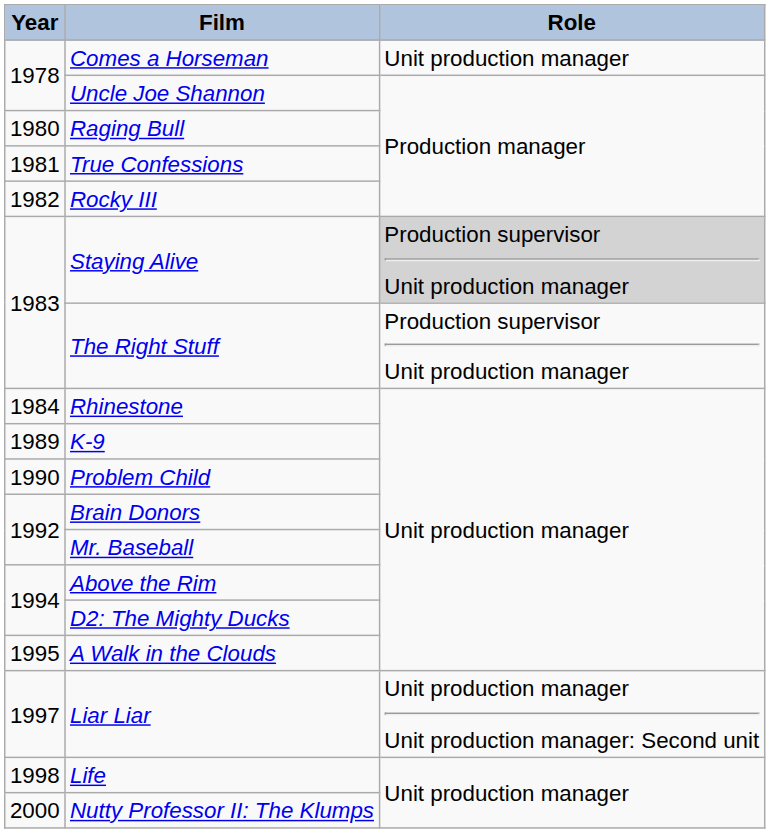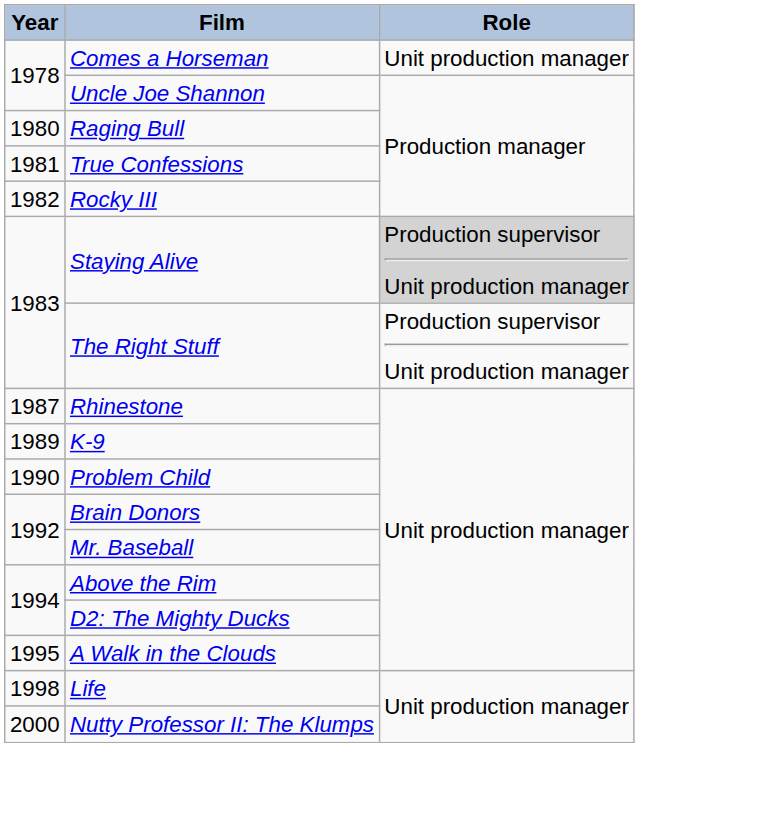(35, 406) 1984 -> (35, 406) 1987
- row: (110, 714)
